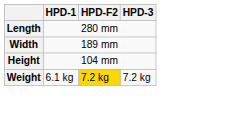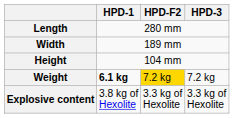(59, 77) normal -> (114, 77) bold
+ row: (50, 99)
